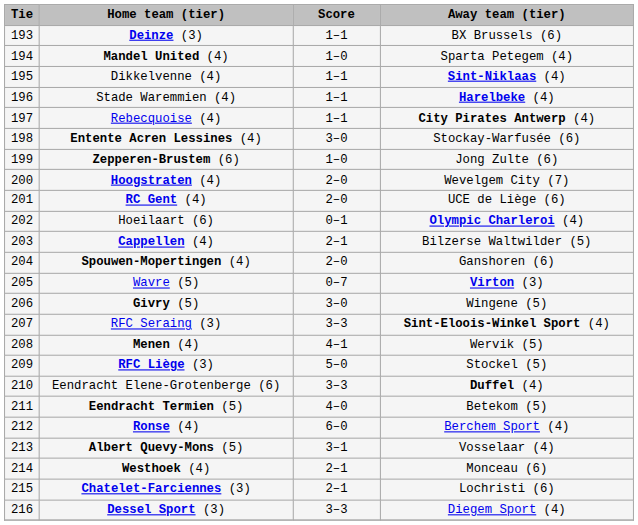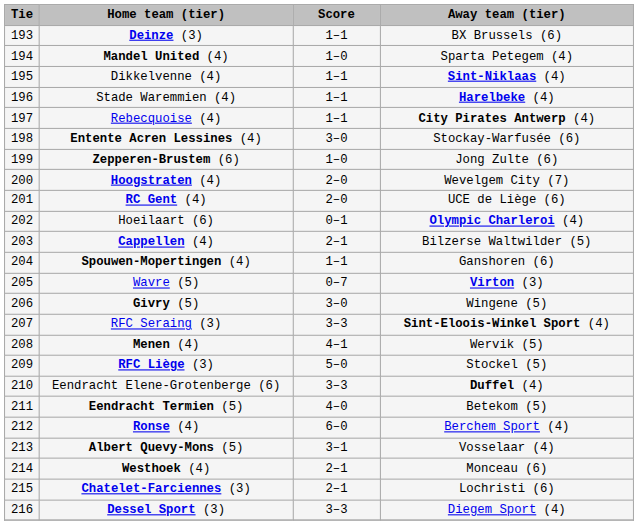(336, 262) 2–0 -> (336, 262) 1–1
